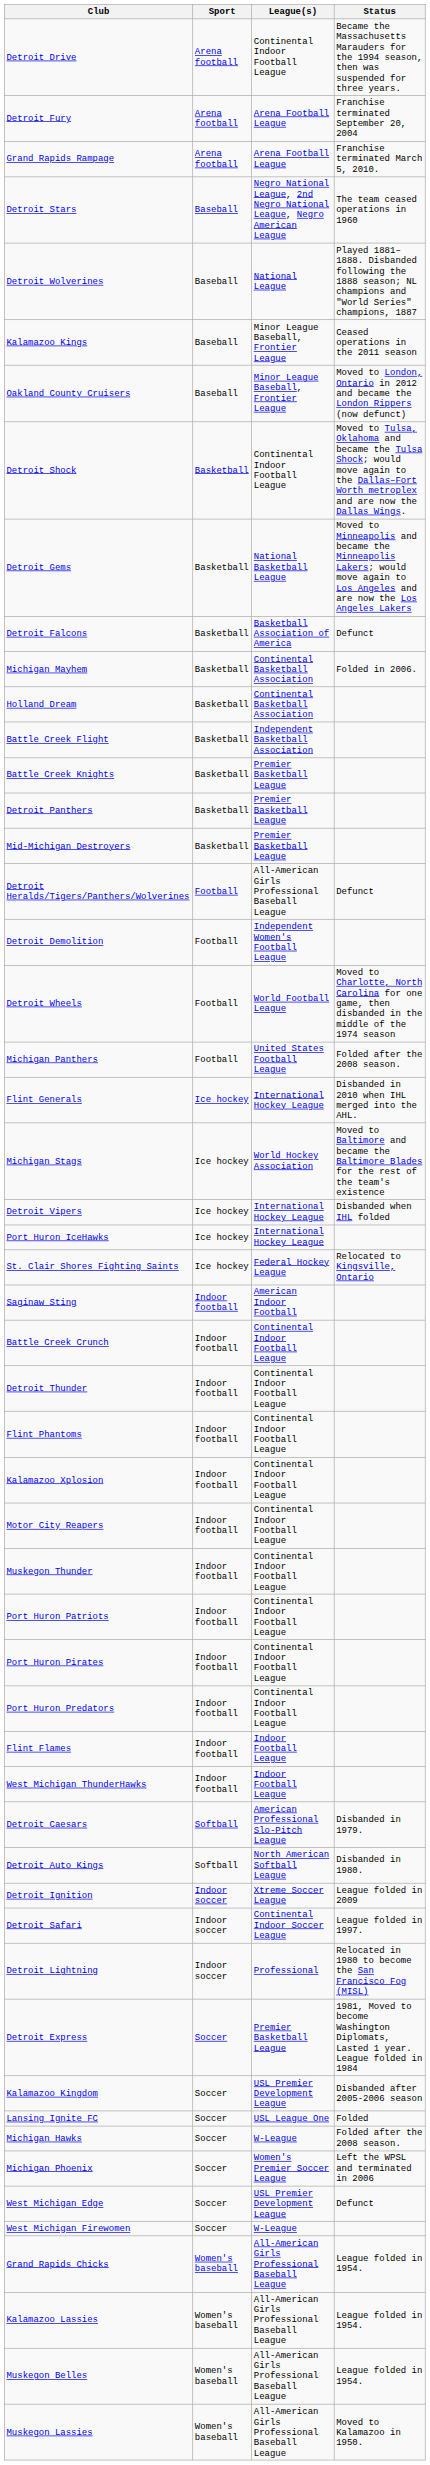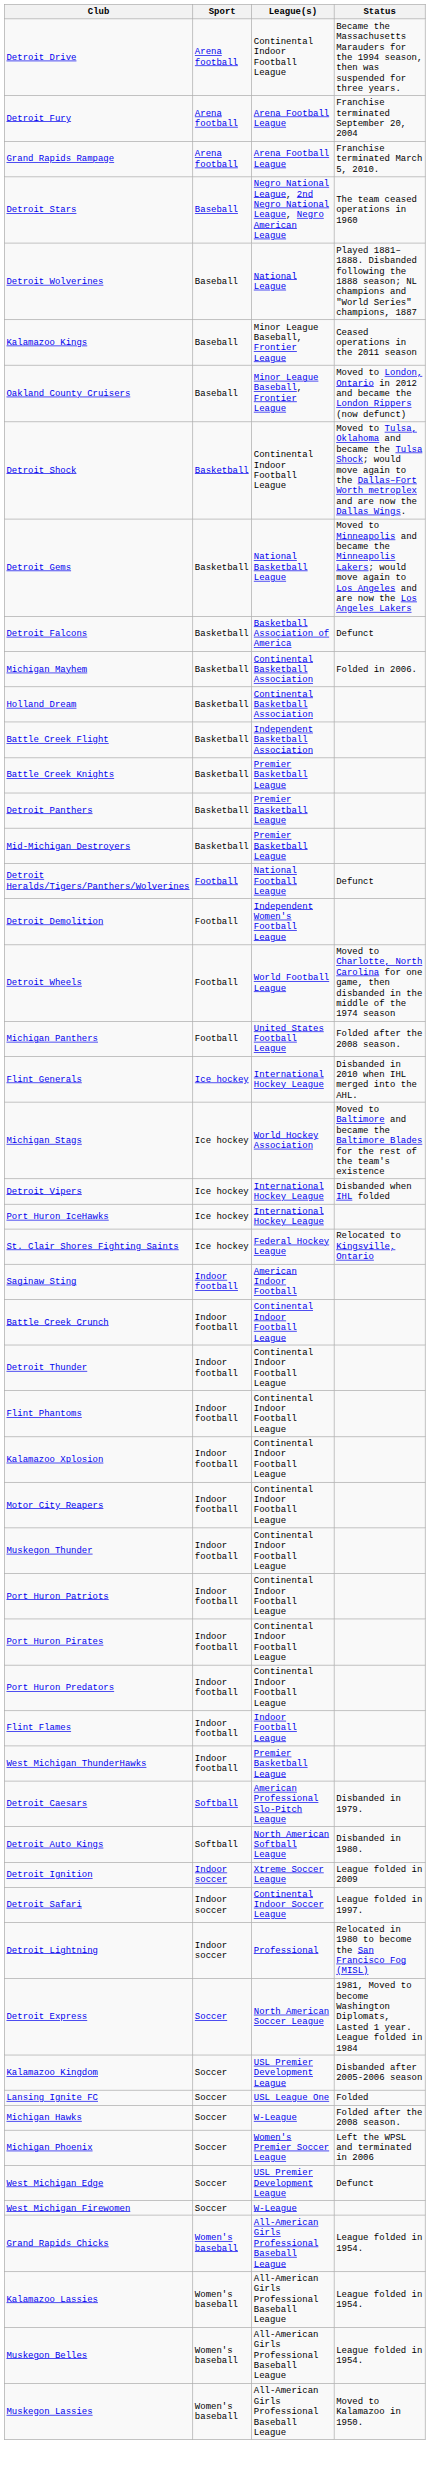(286, 892) All-American Girls Professional Baseball League -> (275, 881) National Football League
(275, 1784) Indoor Football League -> (281, 1764) Premier Basketball League
(281, 2038) Premier Basketball League -> (291, 2017) North American Soccer League
